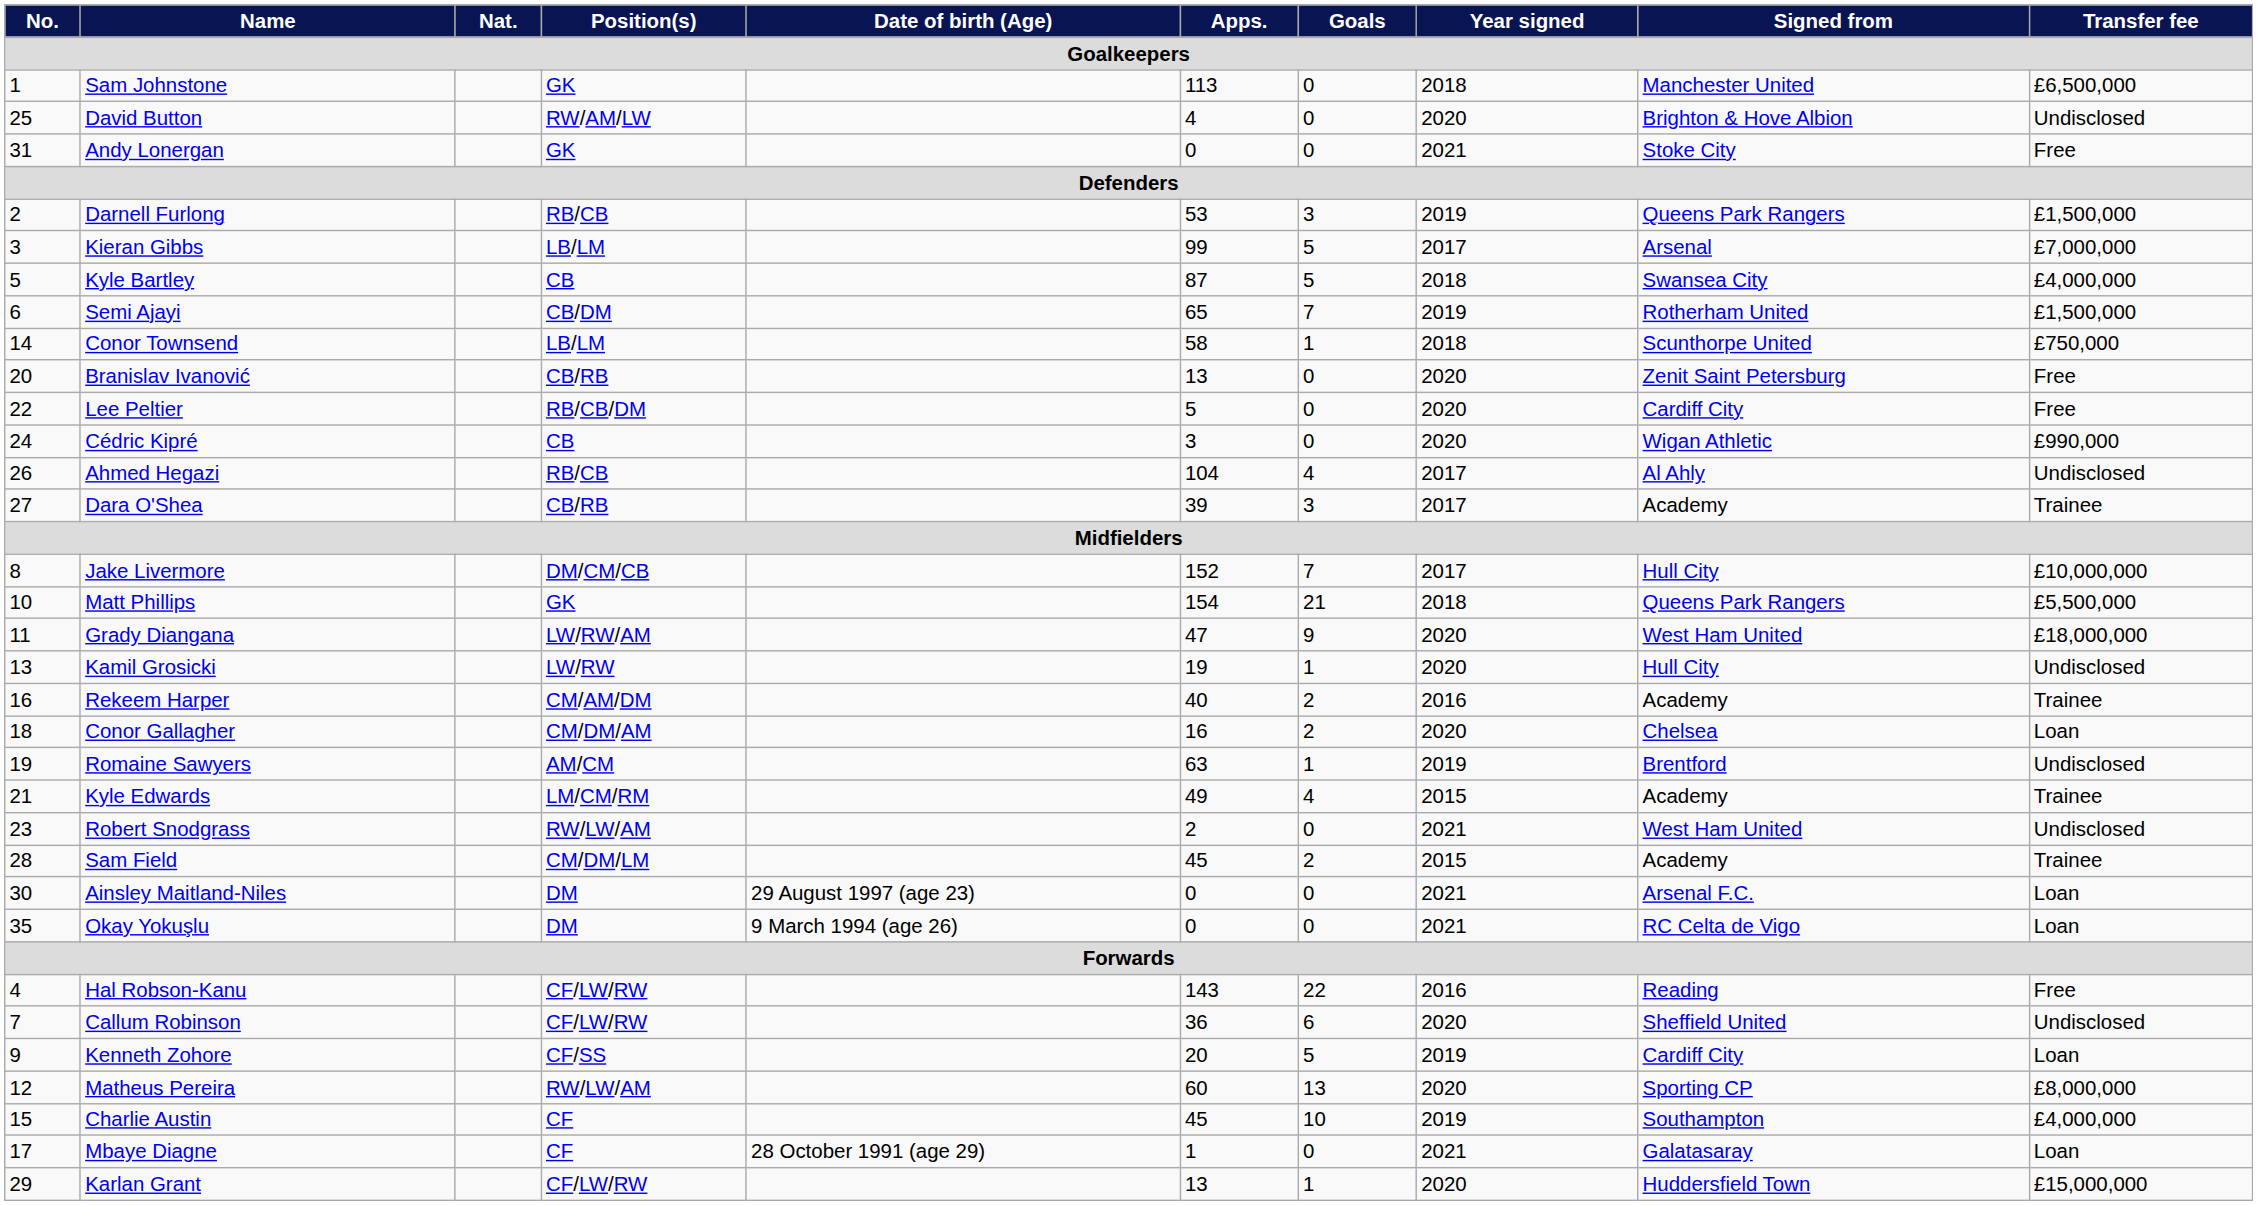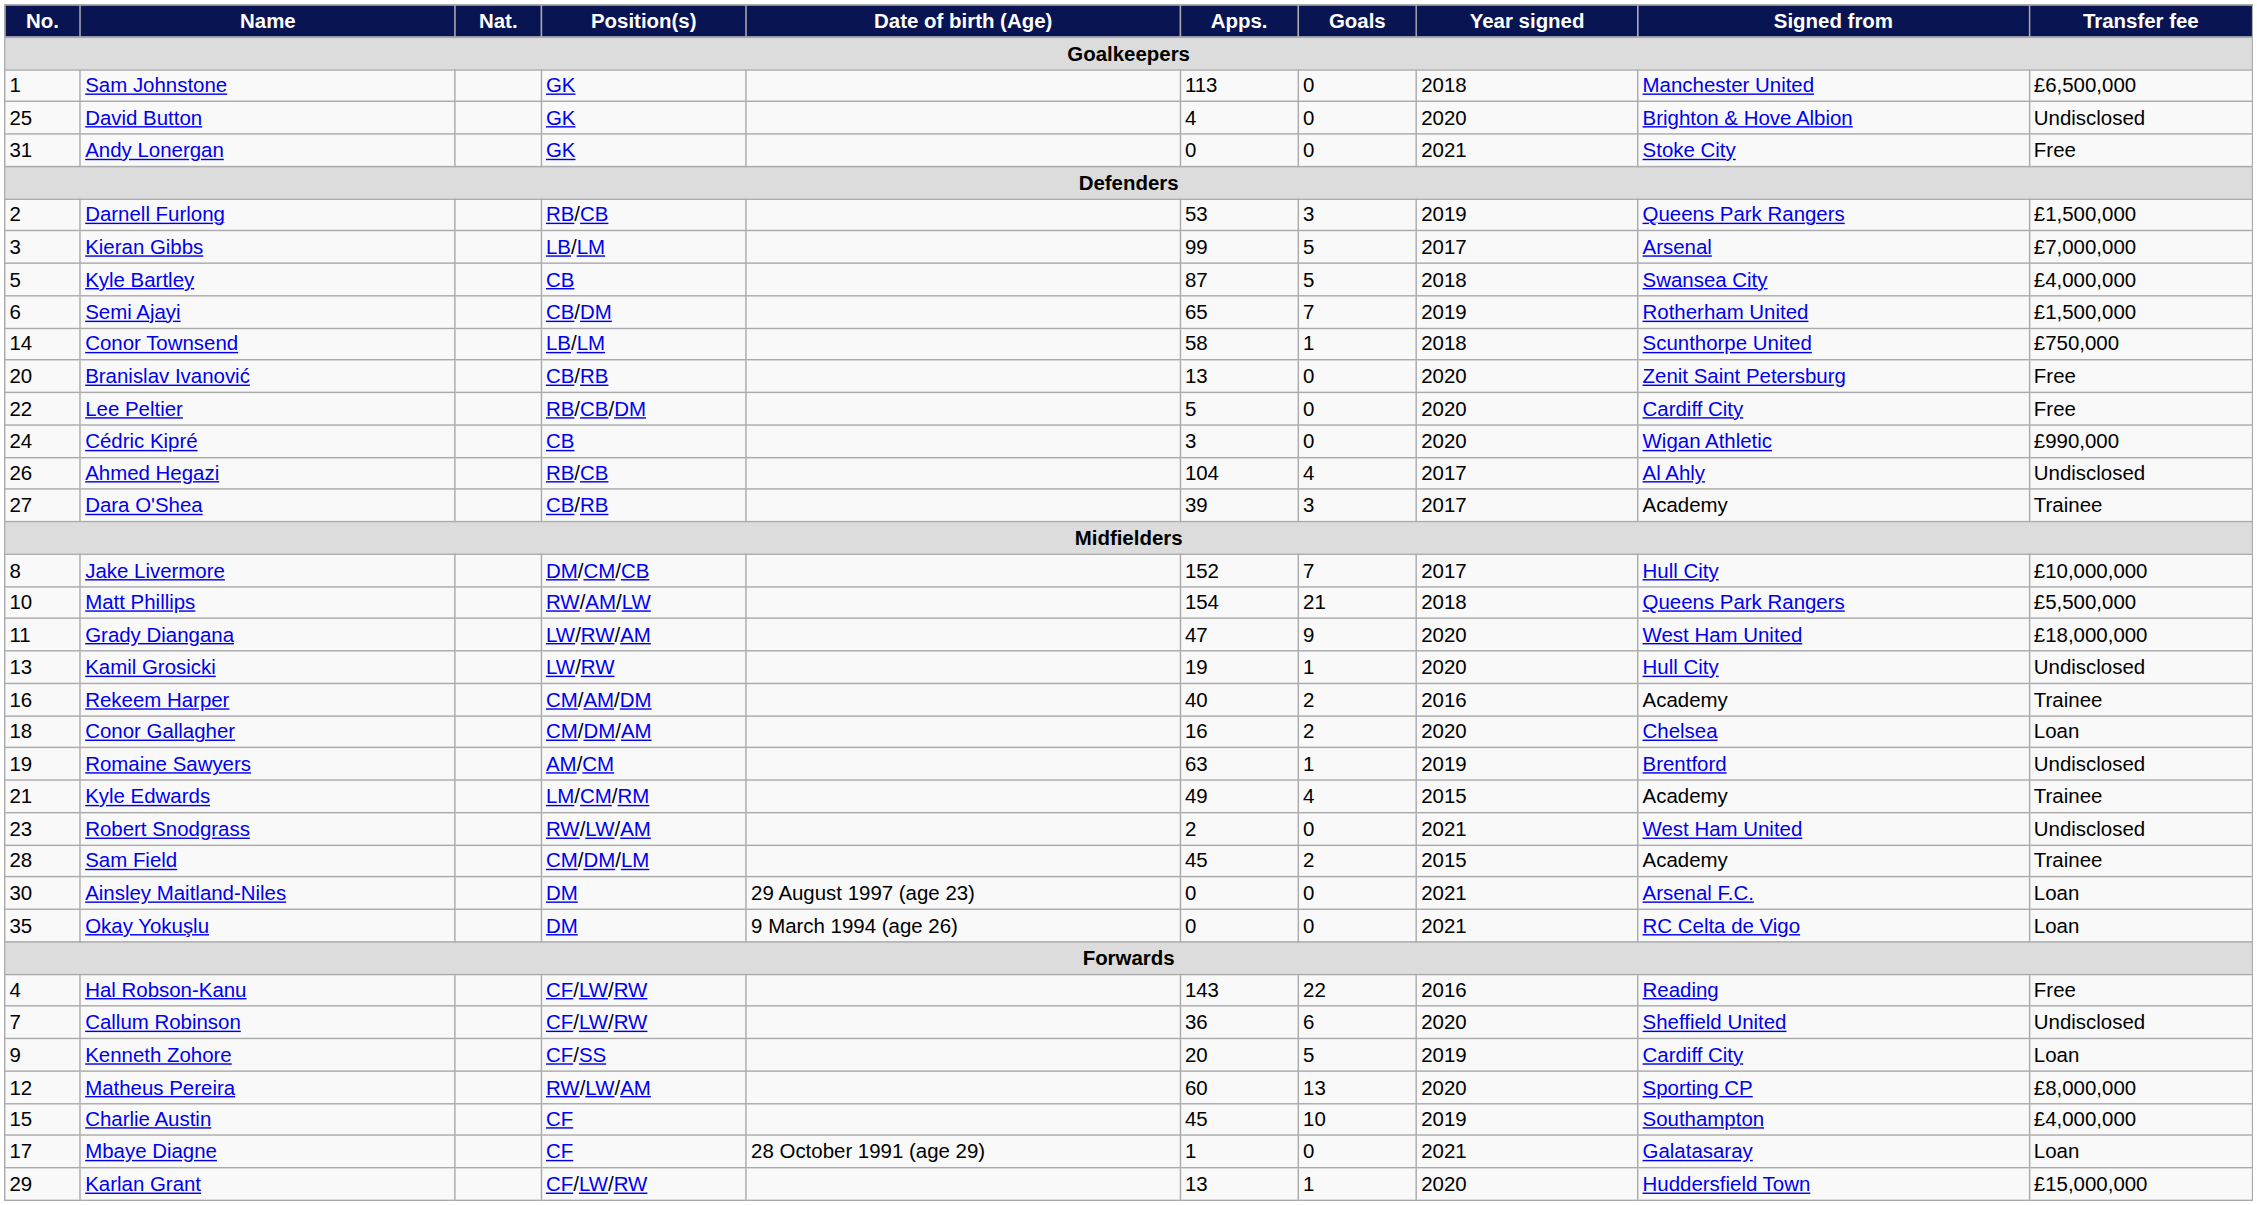(598, 118) RW/AM/LW -> (561, 118) GK
(561, 603) GK -> (598, 603) RW/AM/LW
